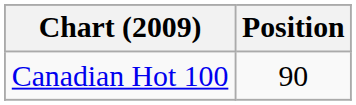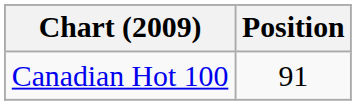(293, 75) 90 -> (293, 75) 91
